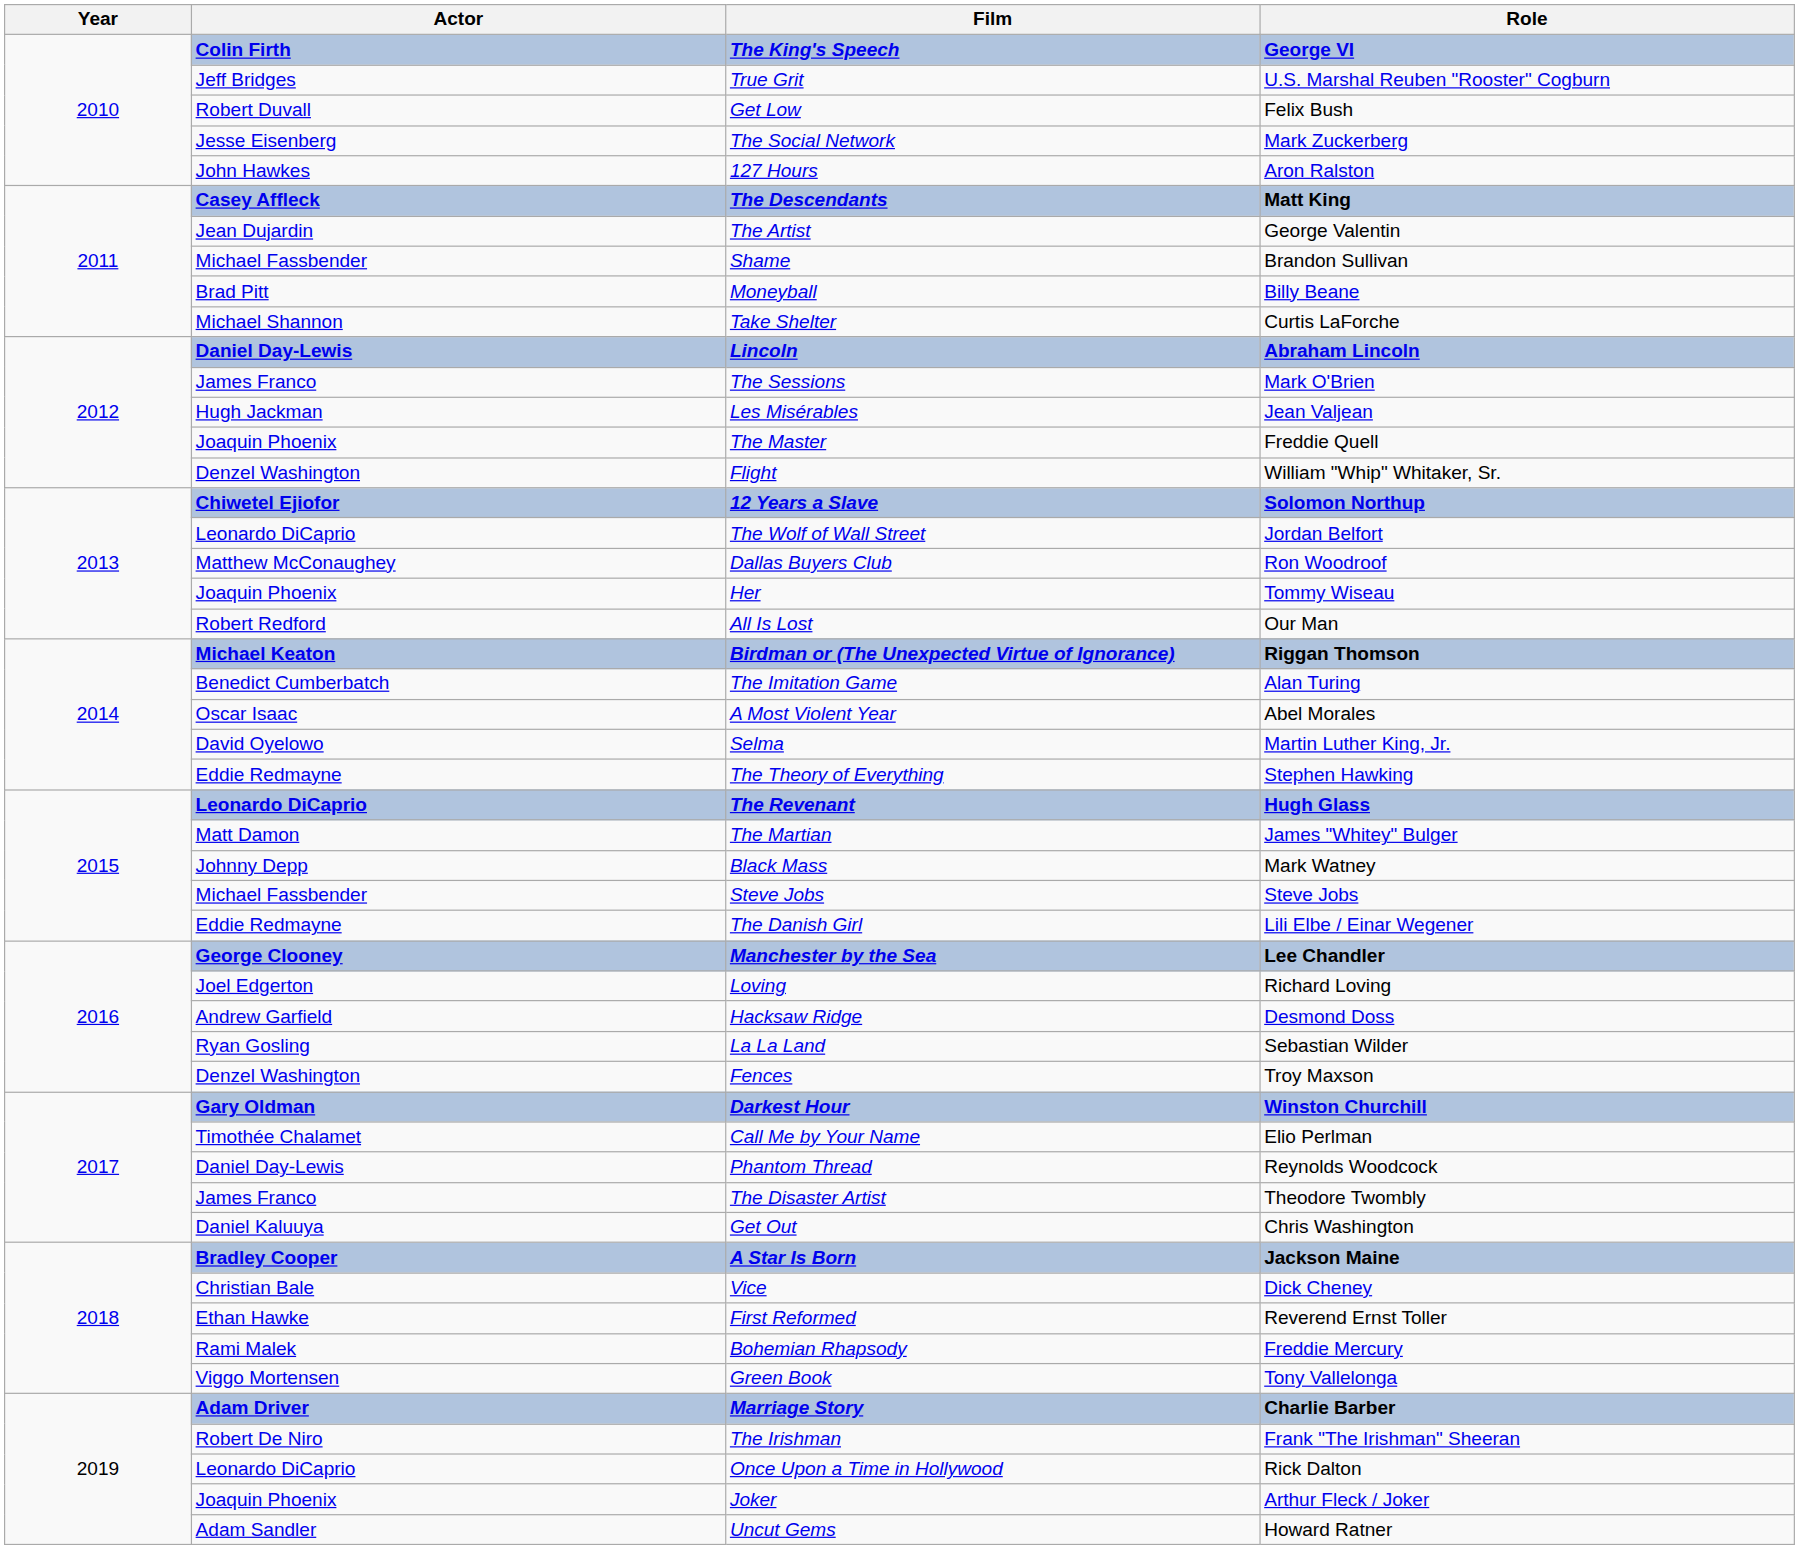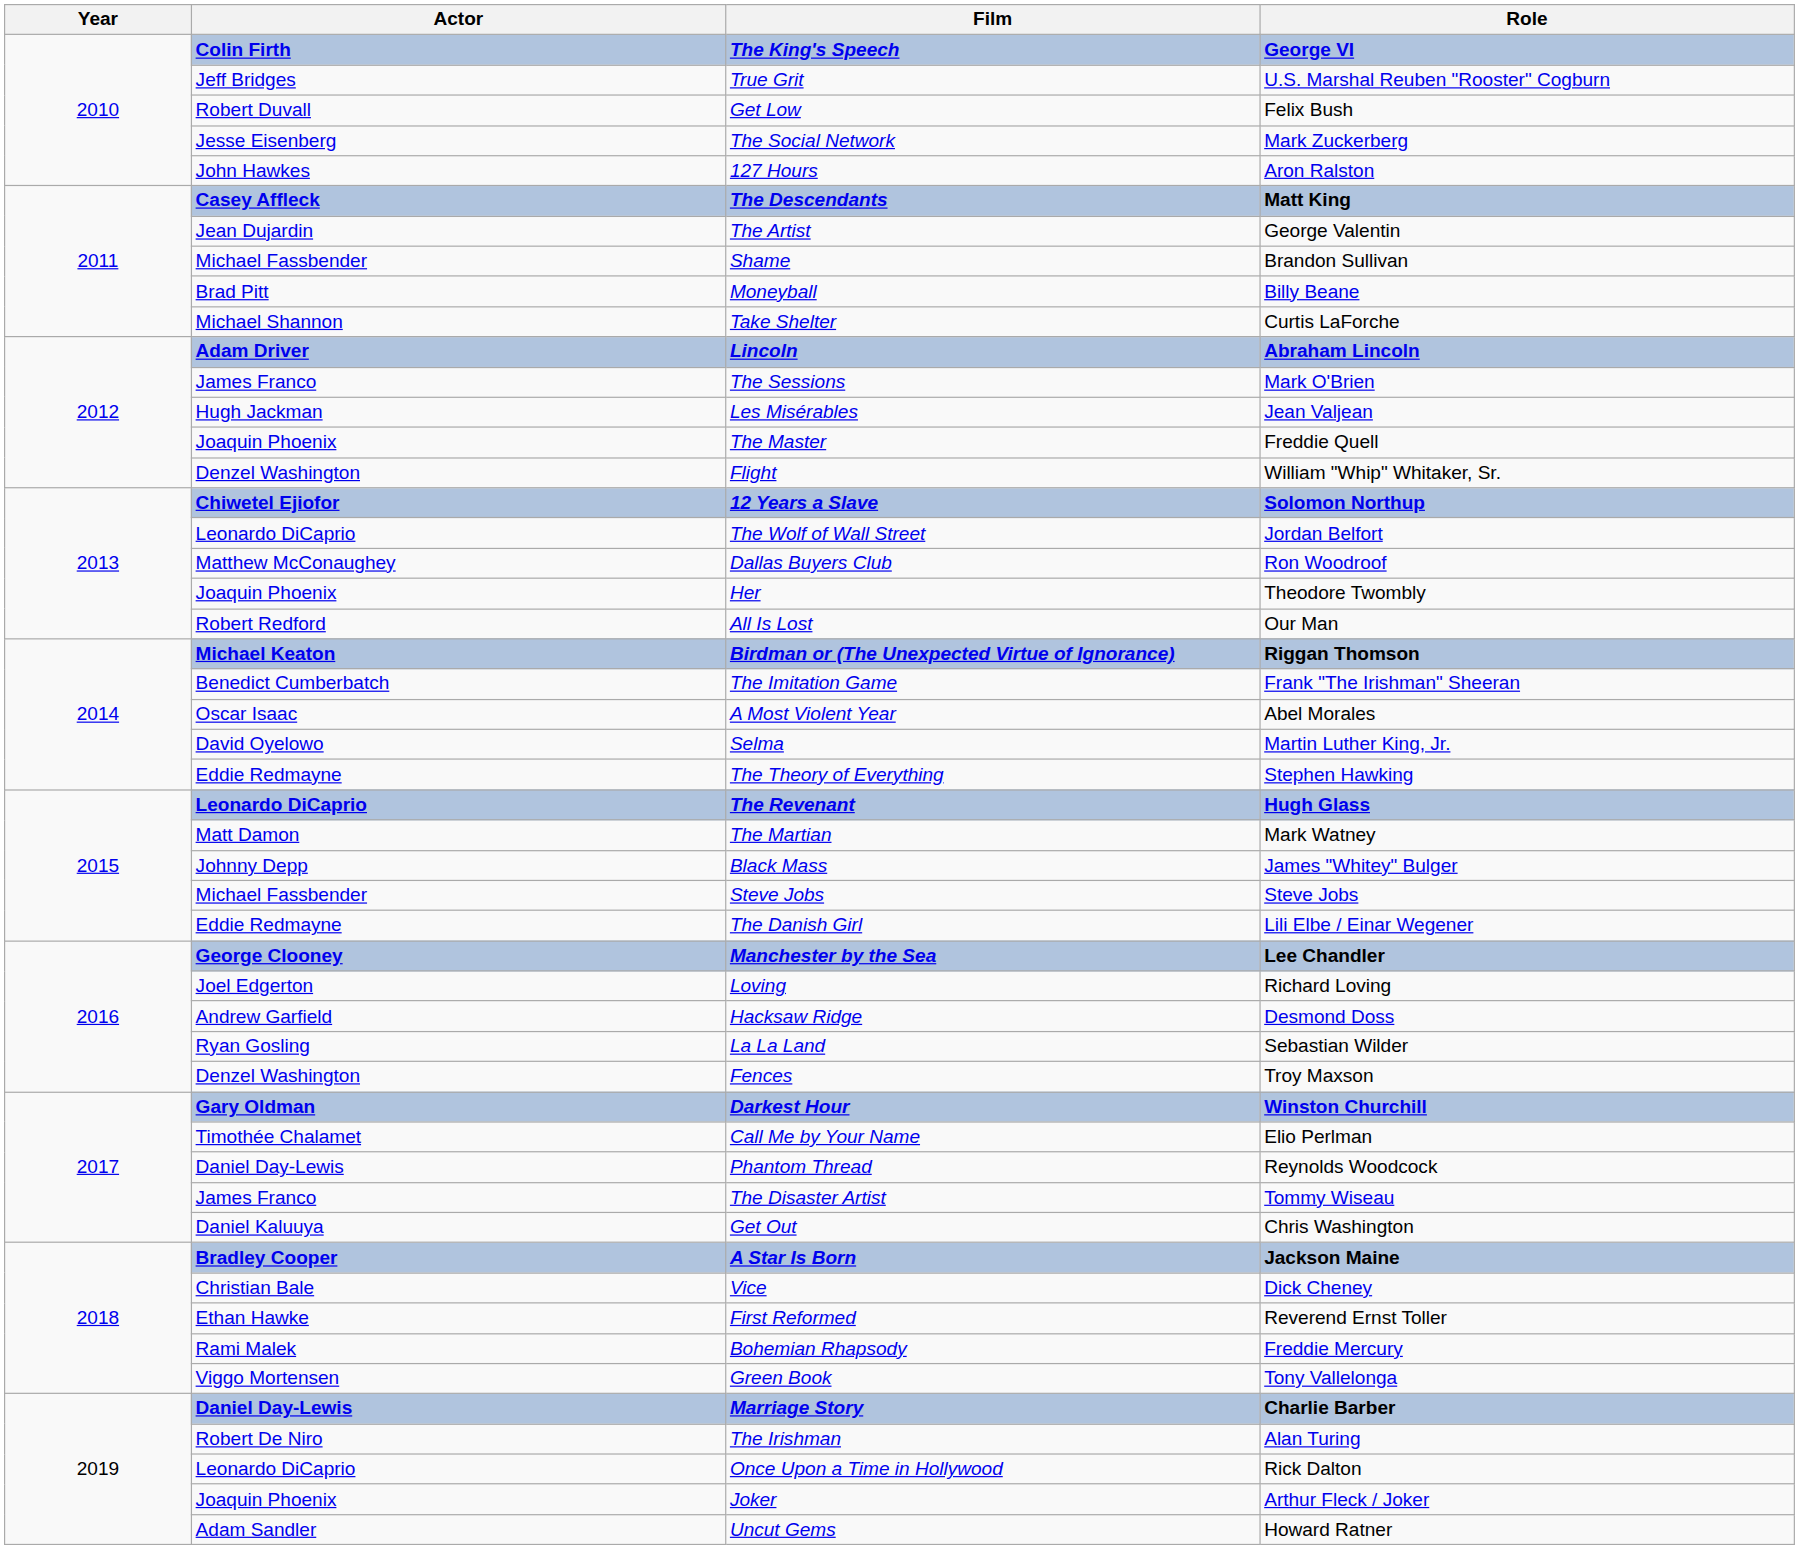(274, 351) Daniel Day-Lewis -> (252, 351) Adam Driver
(1329, 593) Tommy Wiseau -> (1345, 593) Theodore Twombly
(1312, 683) Alan Turing -> (1392, 683) Frank "The Irishman" Sheeran
(1361, 834) James "Whitey" Bulger -> (1320, 834) Mark Watney
(1320, 865) Mark Watney -> (1361, 865) James "Whitey" Bulger
(1345, 1197) Theodore Twombly -> (1329, 1197) Tommy Wiseau
(252, 1408) Adam Driver -> (274, 1408) Daniel Day-Lewis
(1392, 1438) Frank "The Irishman" Sheeran -> (1312, 1438) Alan Turing
